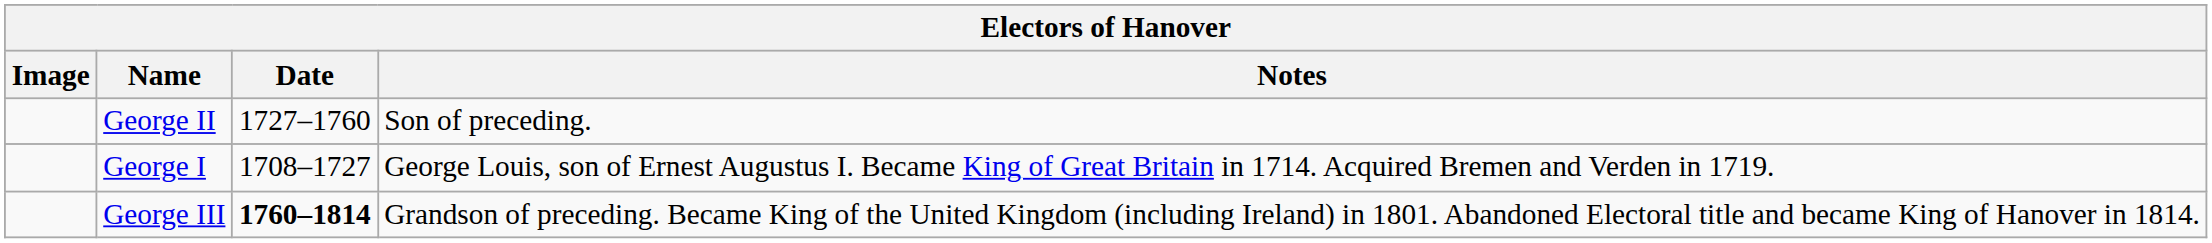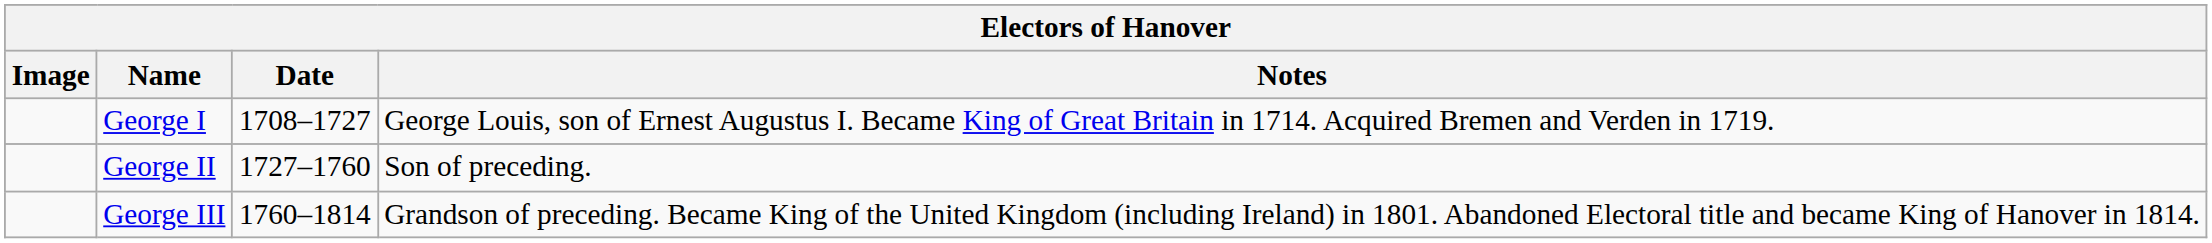rows swapped: (155, 167) <-> (159, 120)
(305, 213) bold -> (305, 213) normal
